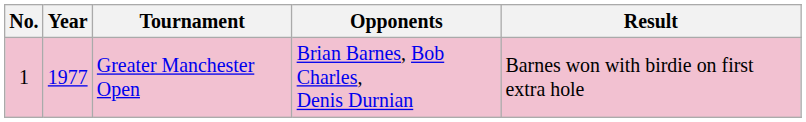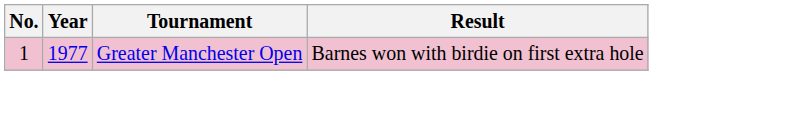- column: (396, 21)
